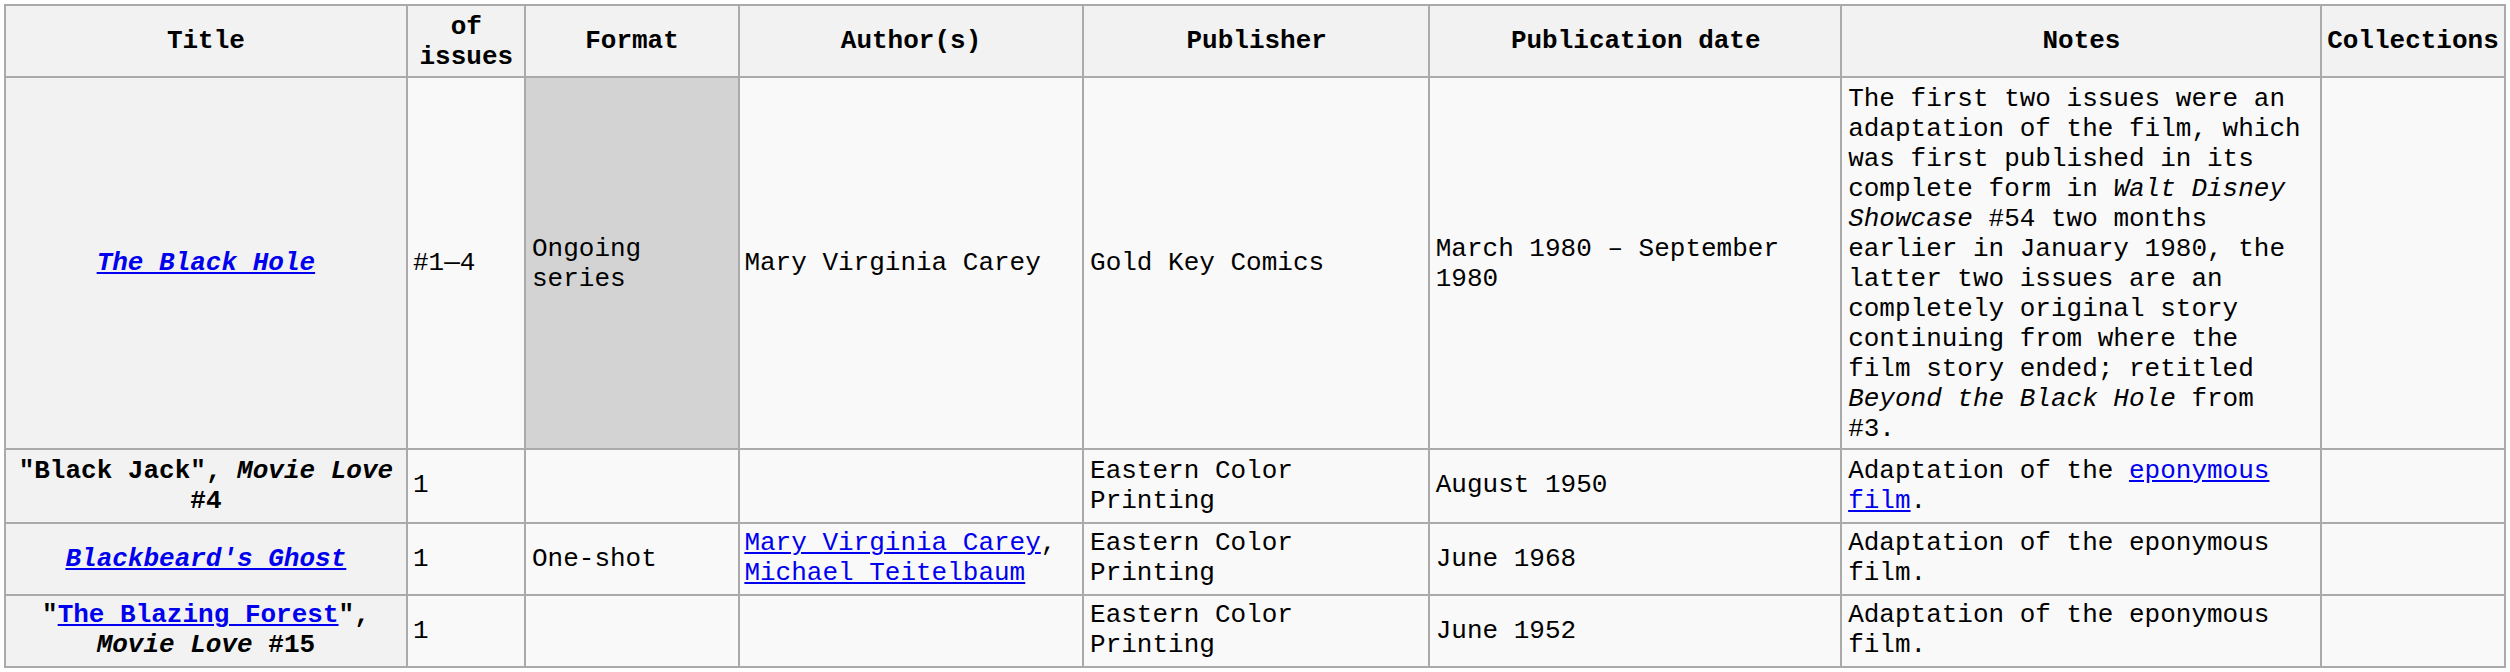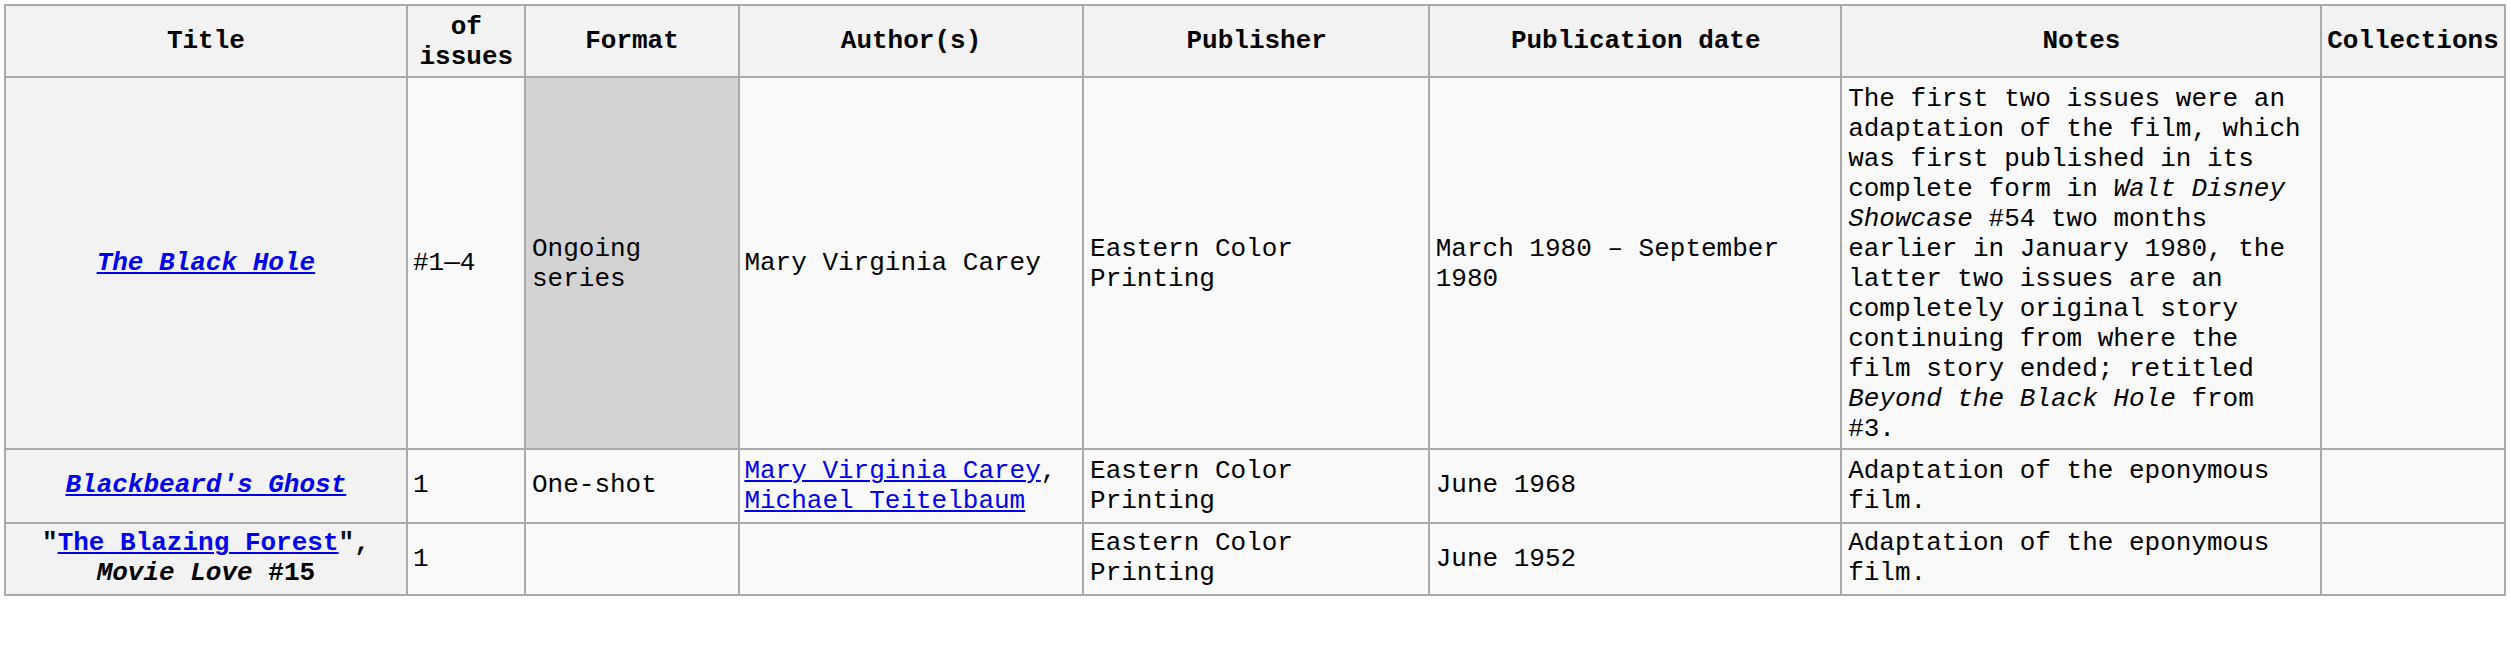(1207, 264) Gold Key Comics -> (1191, 264) Eastern Color Printing
- row: (206, 486)
